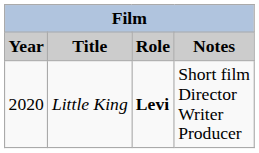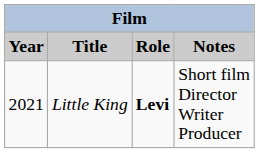(26, 103) 2020 -> (26, 103) 2021
